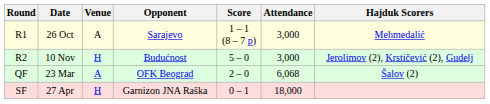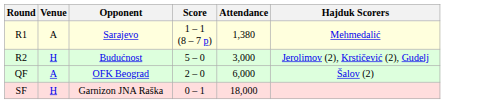- column: (60, 12)
(288, 35) 3,000 -> (244, 35) 1,380
(288, 74) 6,068 -> (244, 74) 6,000
